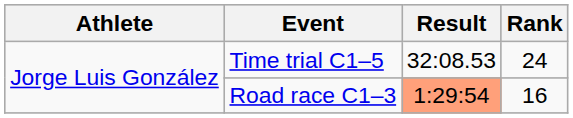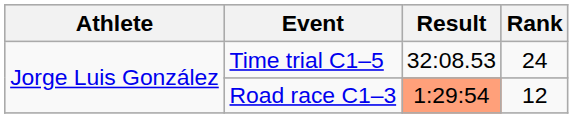(535, 96) 16 -> (535, 96) 12
